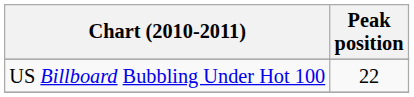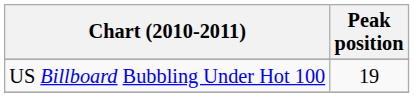(369, 75) 22 -> (369, 75) 19
